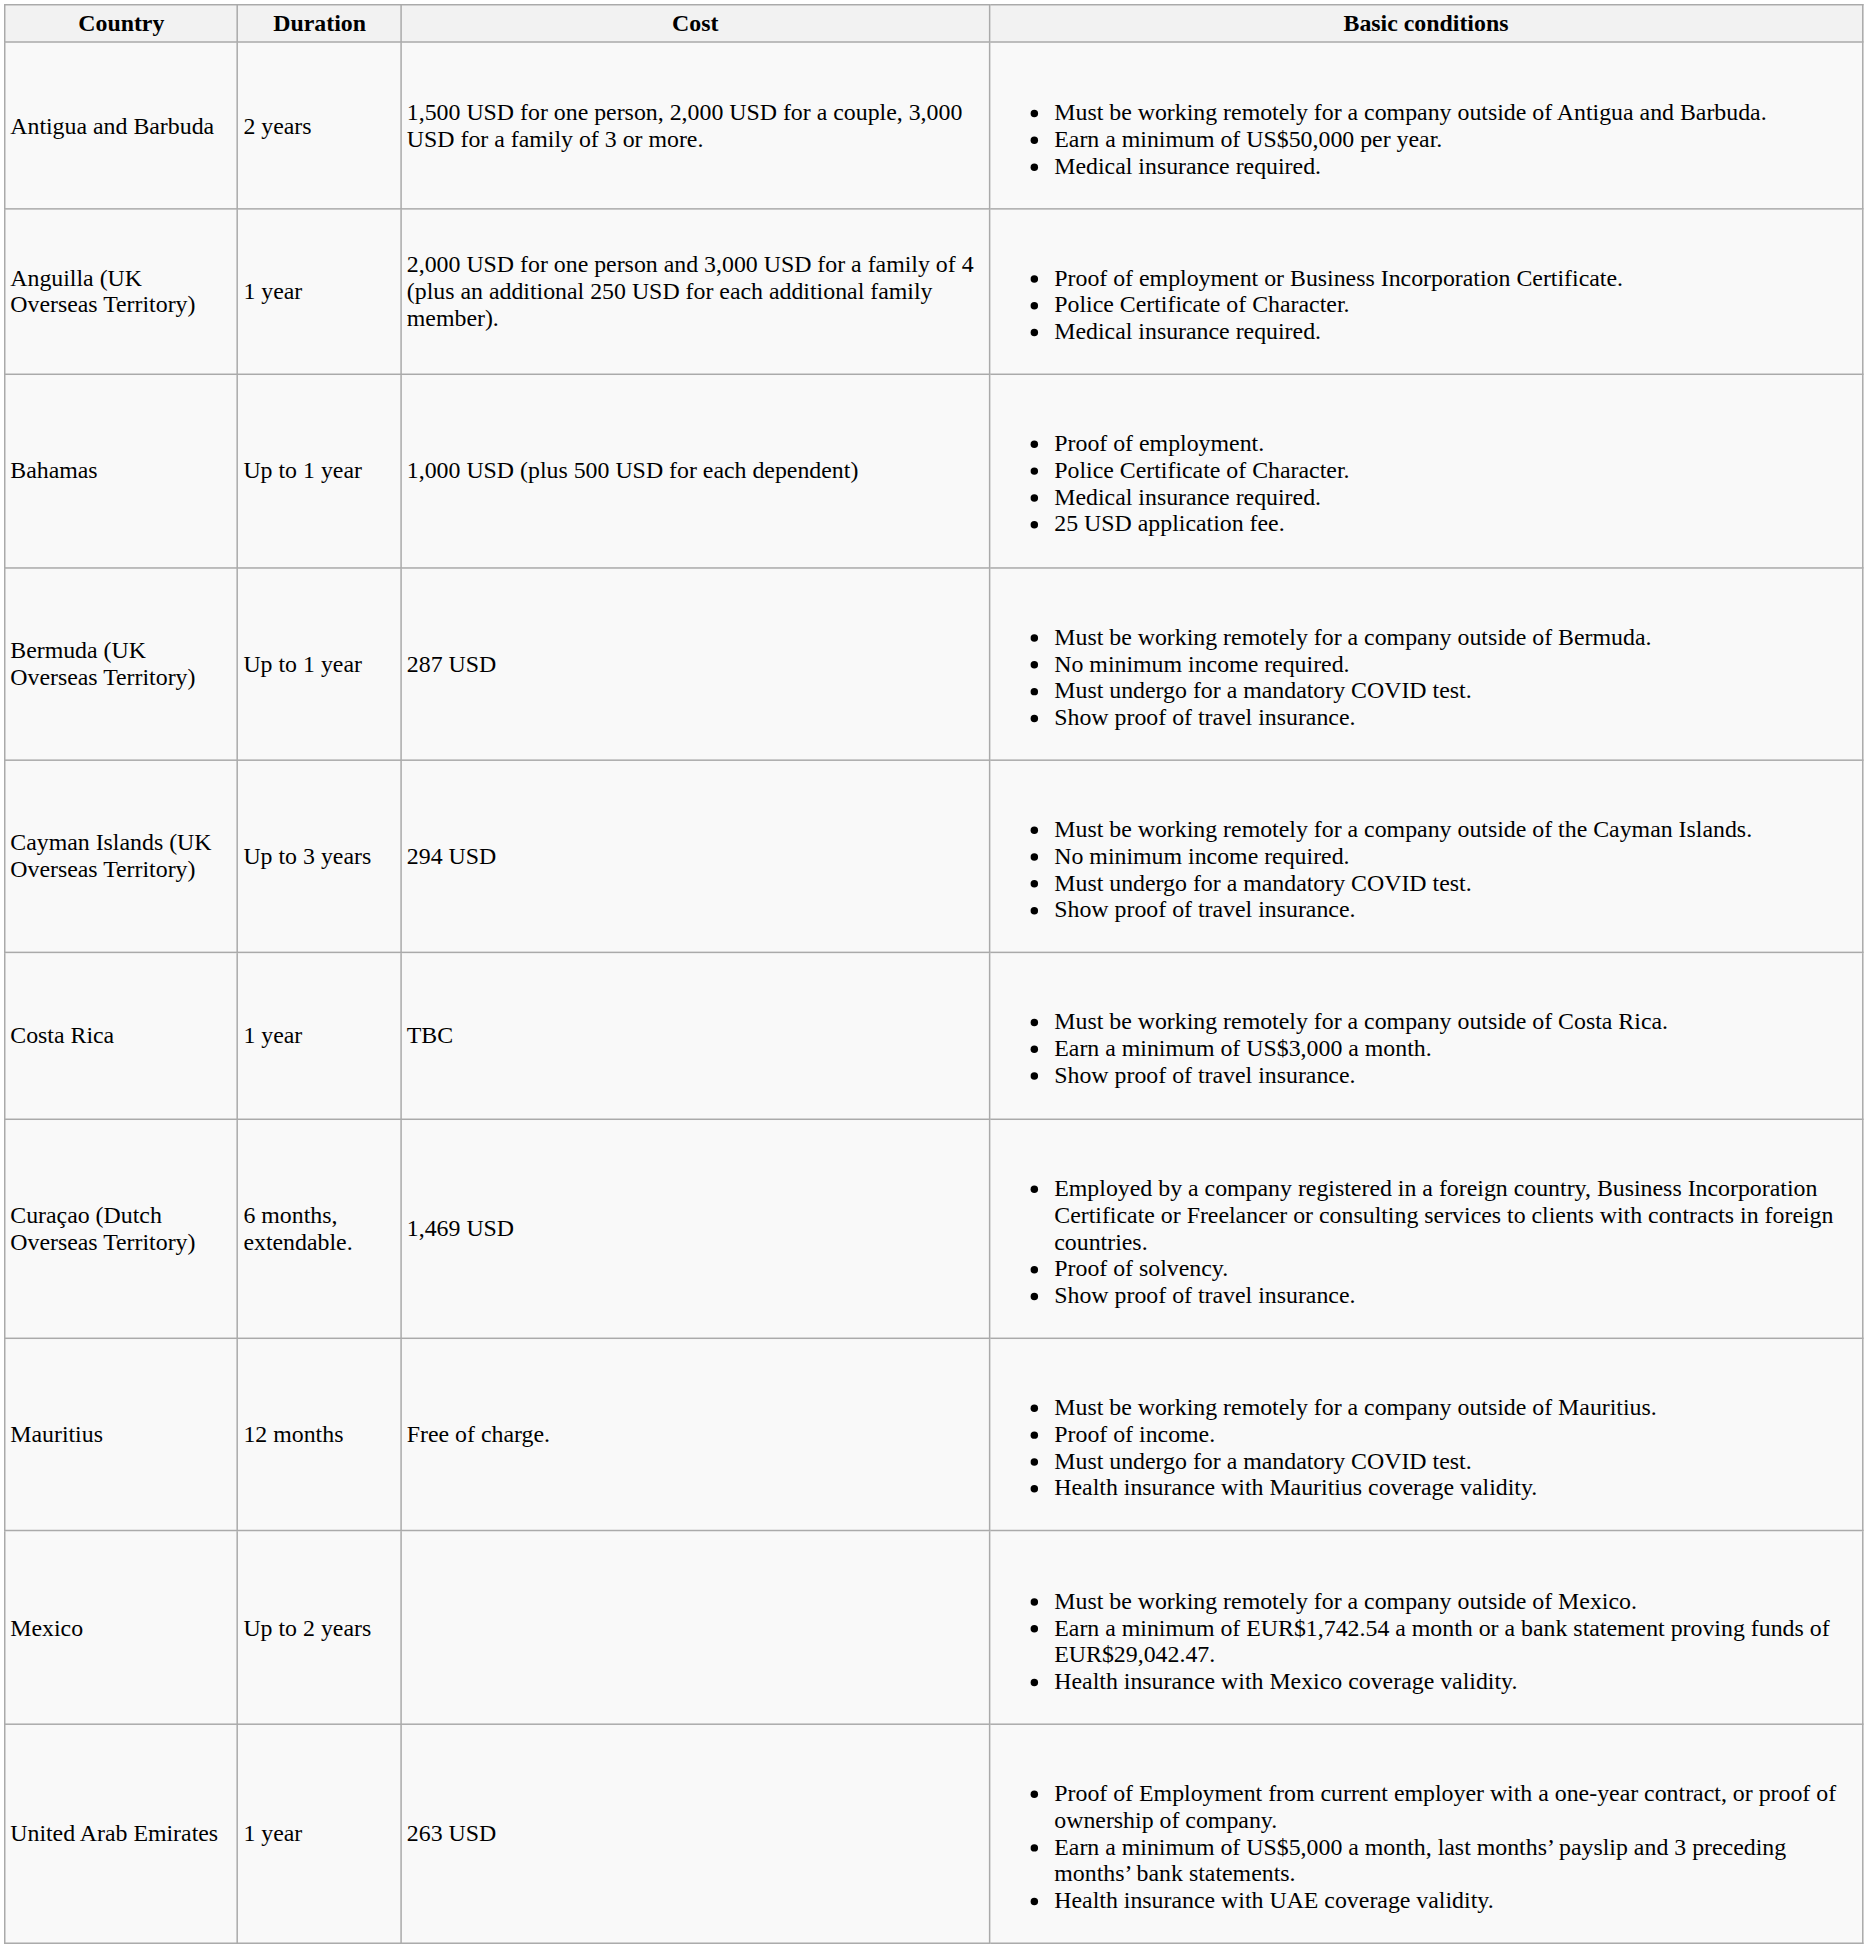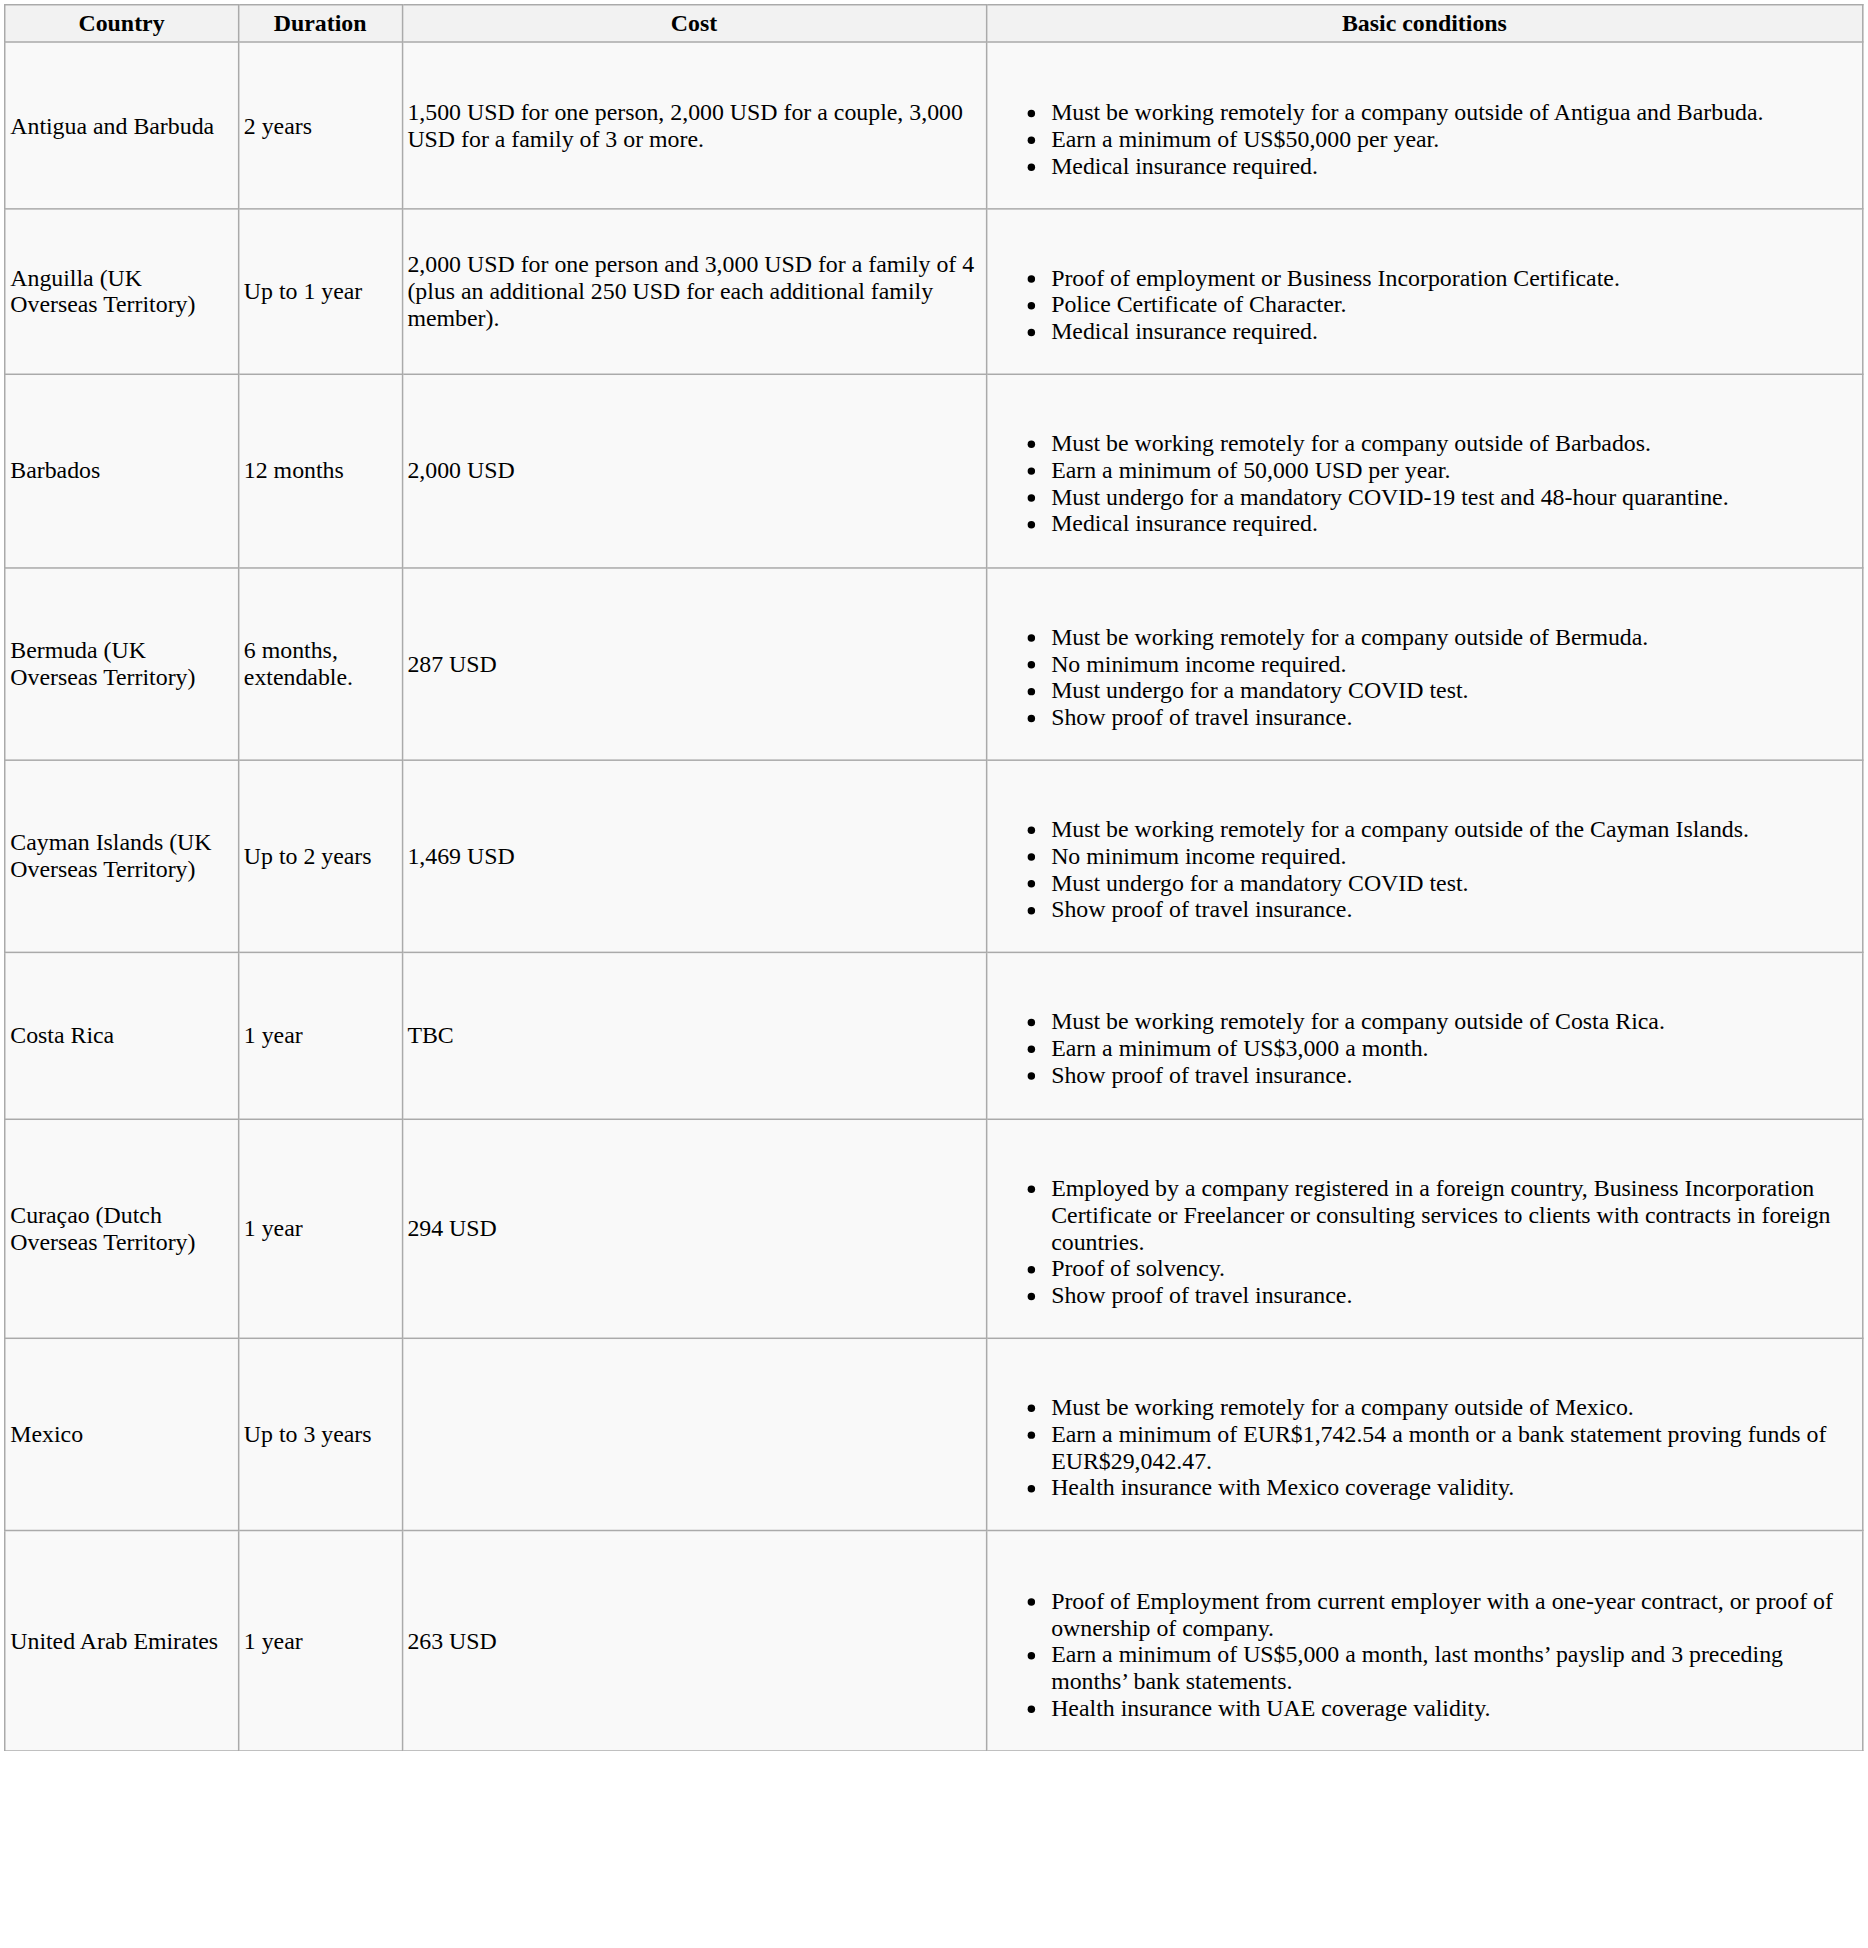(273, 291) 1 year -> (303, 291) Up to 1 year
- row: (54, 470)
+ row: (55, 470)
(303, 663) Up to 1 year -> (298, 663) 6 months, extendable.
(307, 856) Up to 3 years -> (308, 856) Up to 2 years
(452, 856) 294 USD -> (461, 856) 1,469 USD
(298, 1228) 6 months, extendable. -> (273, 1228) 1 year
(460, 1228) 1,469 USD -> (452, 1228) 294 USD
- row: (57, 1434)
(307, 1627) Up to 2 years -> (308, 1434) Up to 3 years
